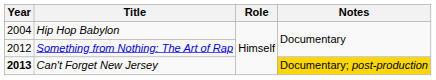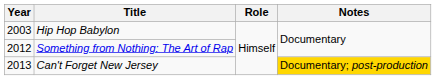(19, 30) 2004 -> (19, 30) 2003
(19, 65) bold -> (19, 65) normal
